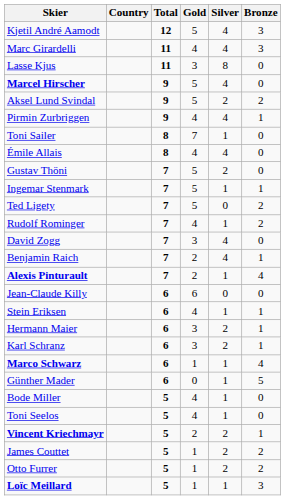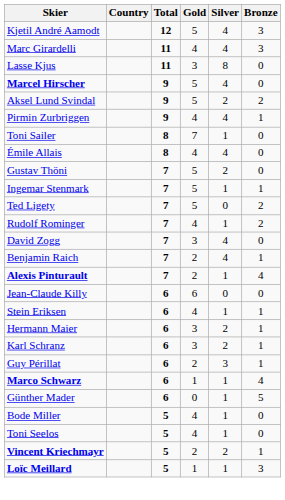+ row: (34, 363)
- row: (38, 450)
- row: (32, 468)
